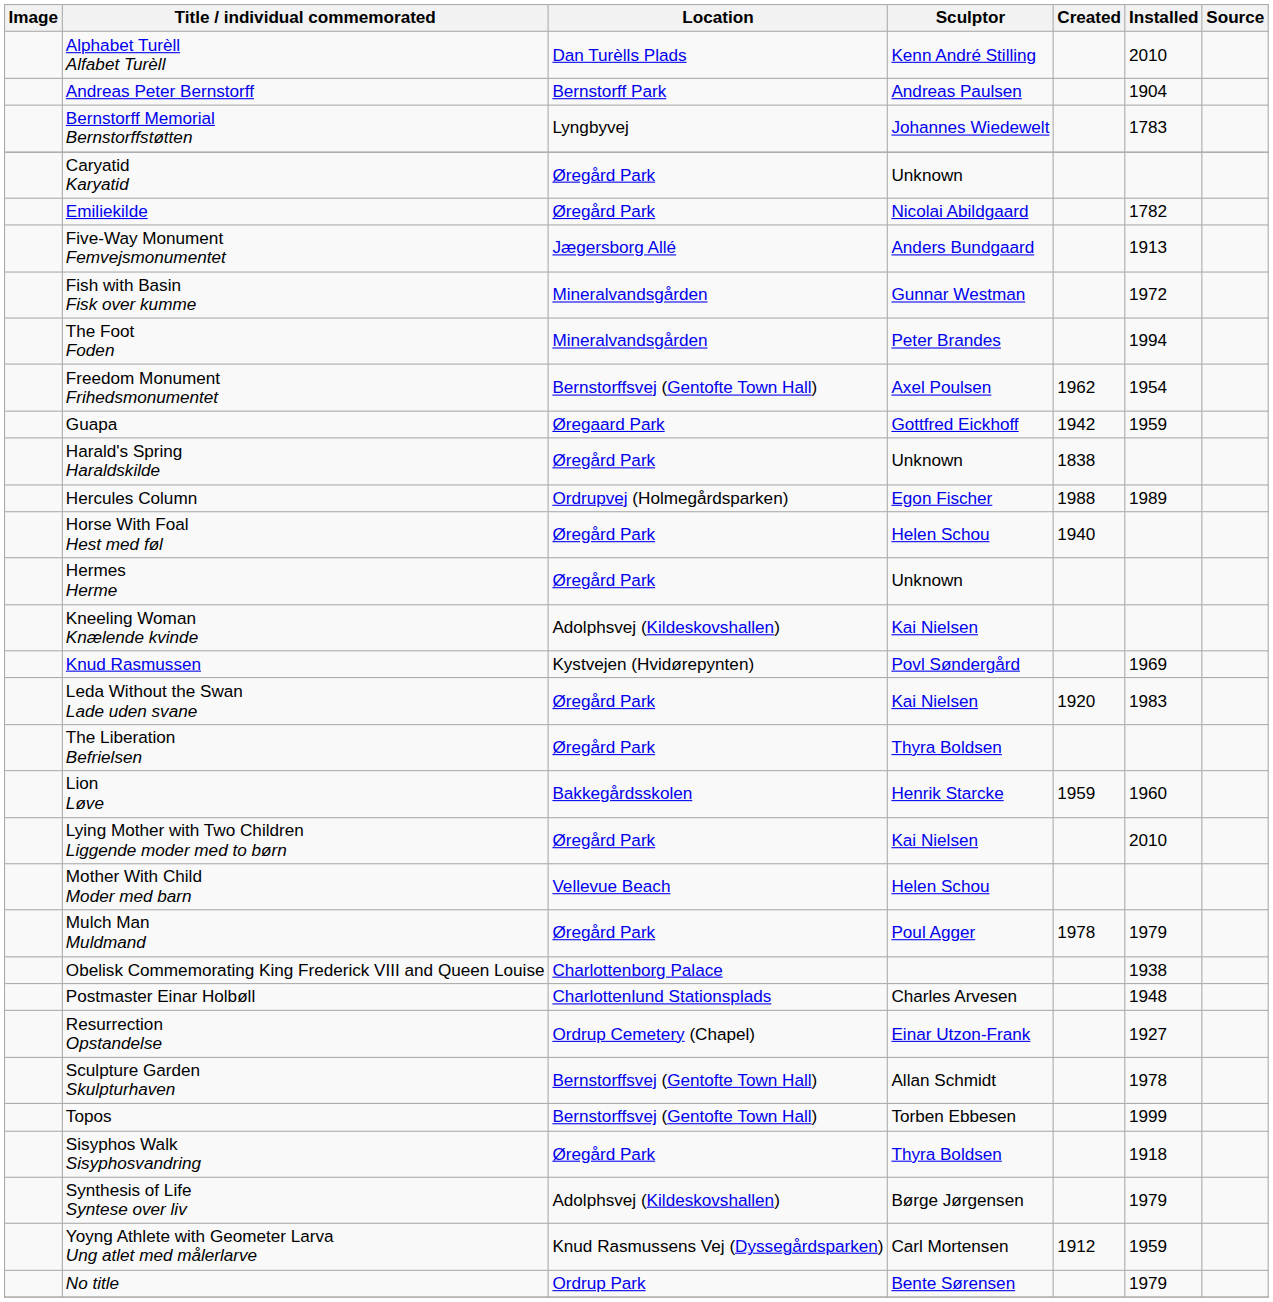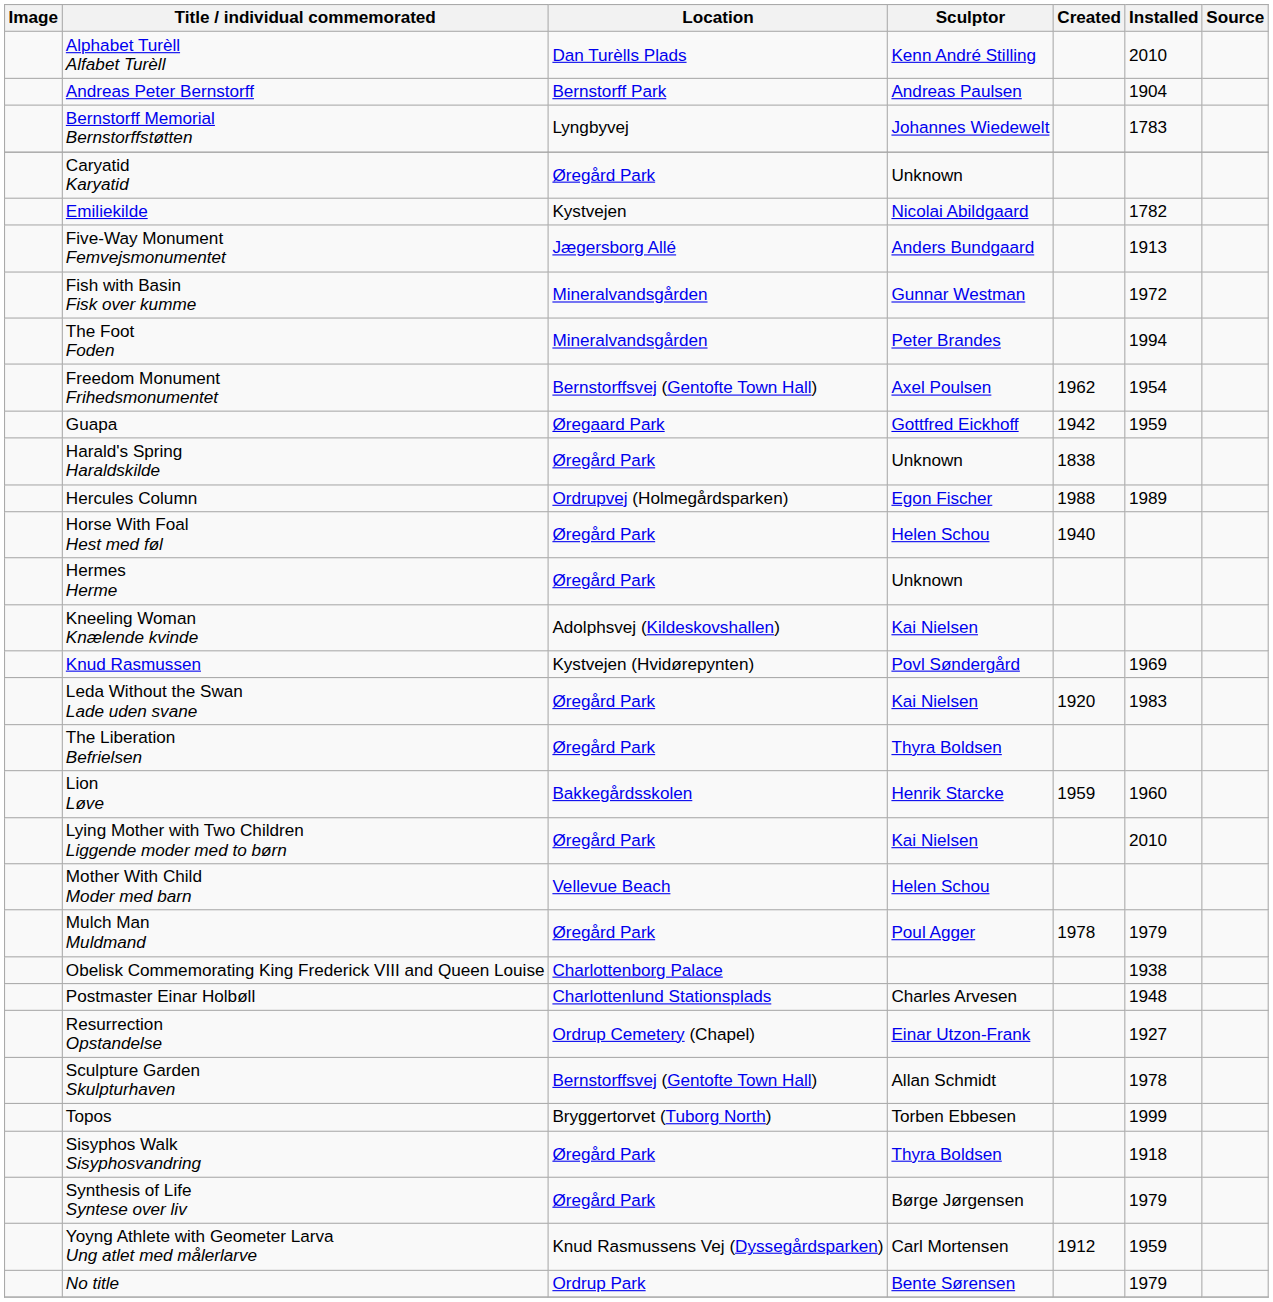(604, 211) Øregård Park -> (590, 211) Kystvejen
(685, 1117) Bernstorffsvej (Gentofte Town Hall) -> (662, 1117) Bryggertorvet (Tuborg North)
(666, 1200) Adolphsvej (Kildeskovshallen) -> (604, 1200) Øregård Park
